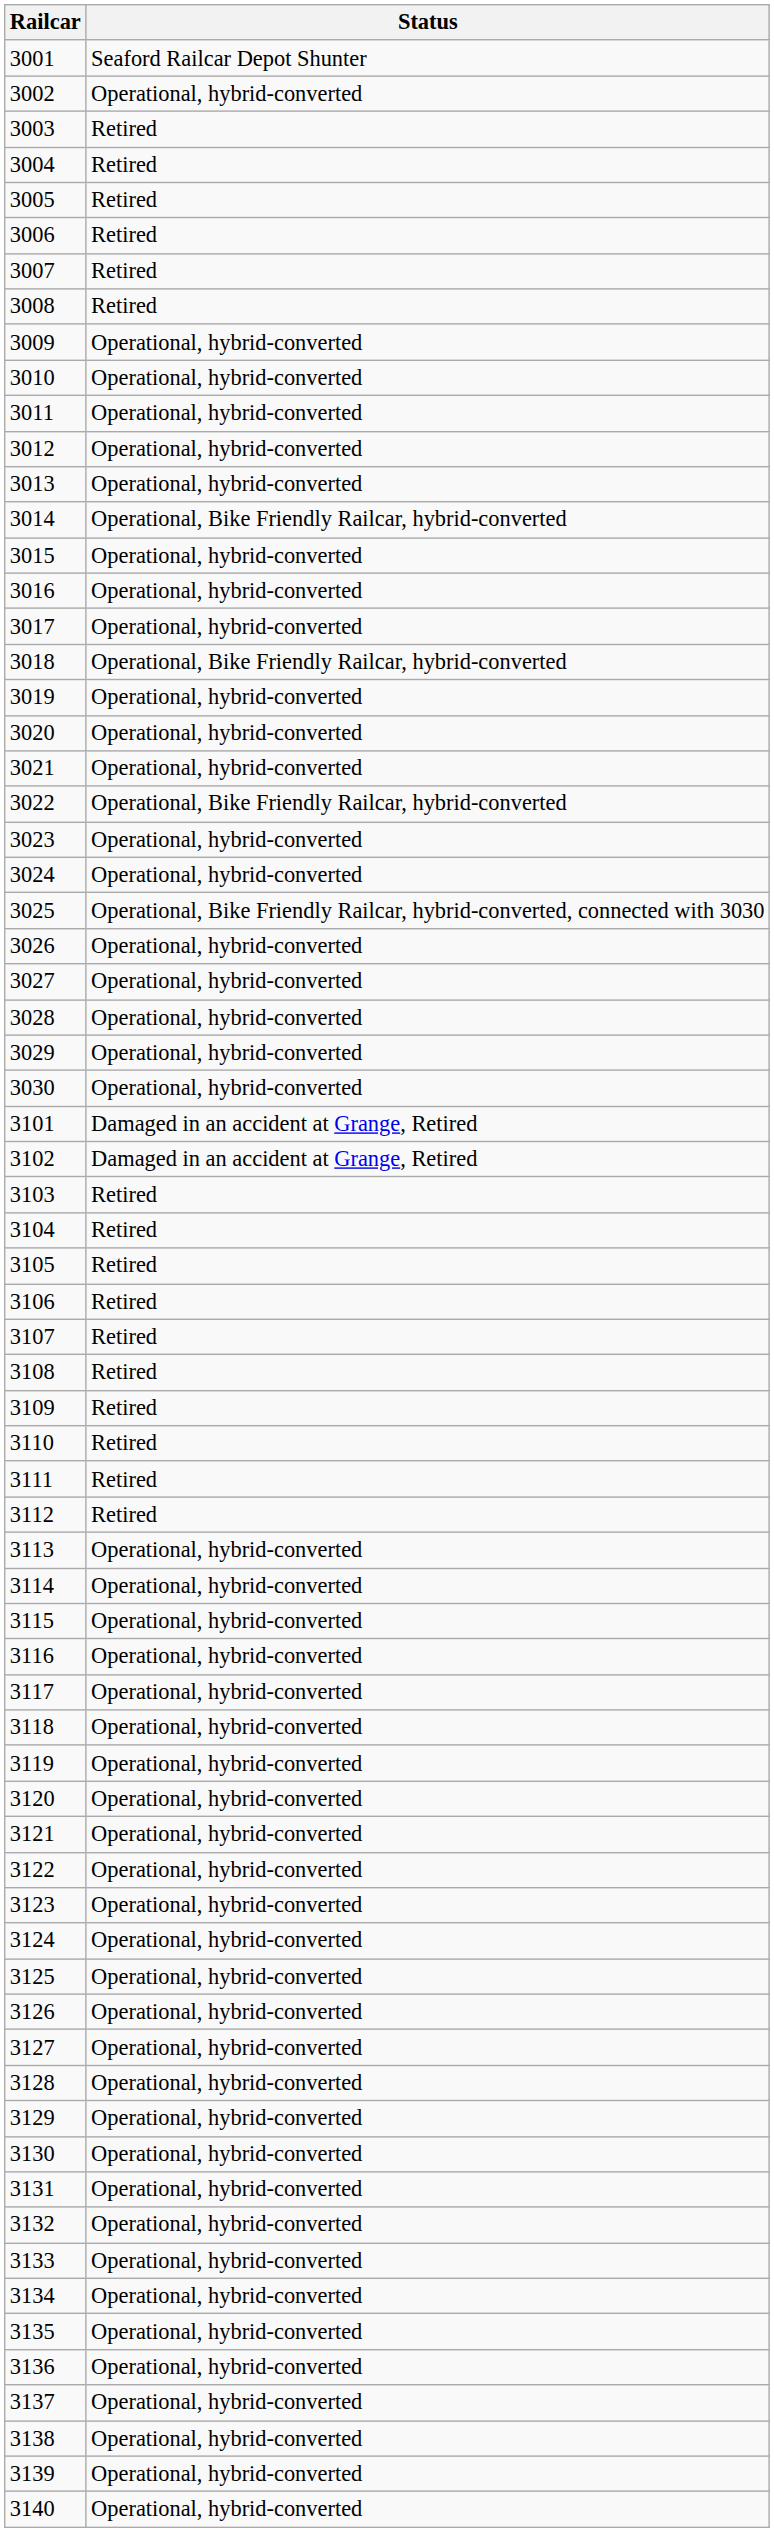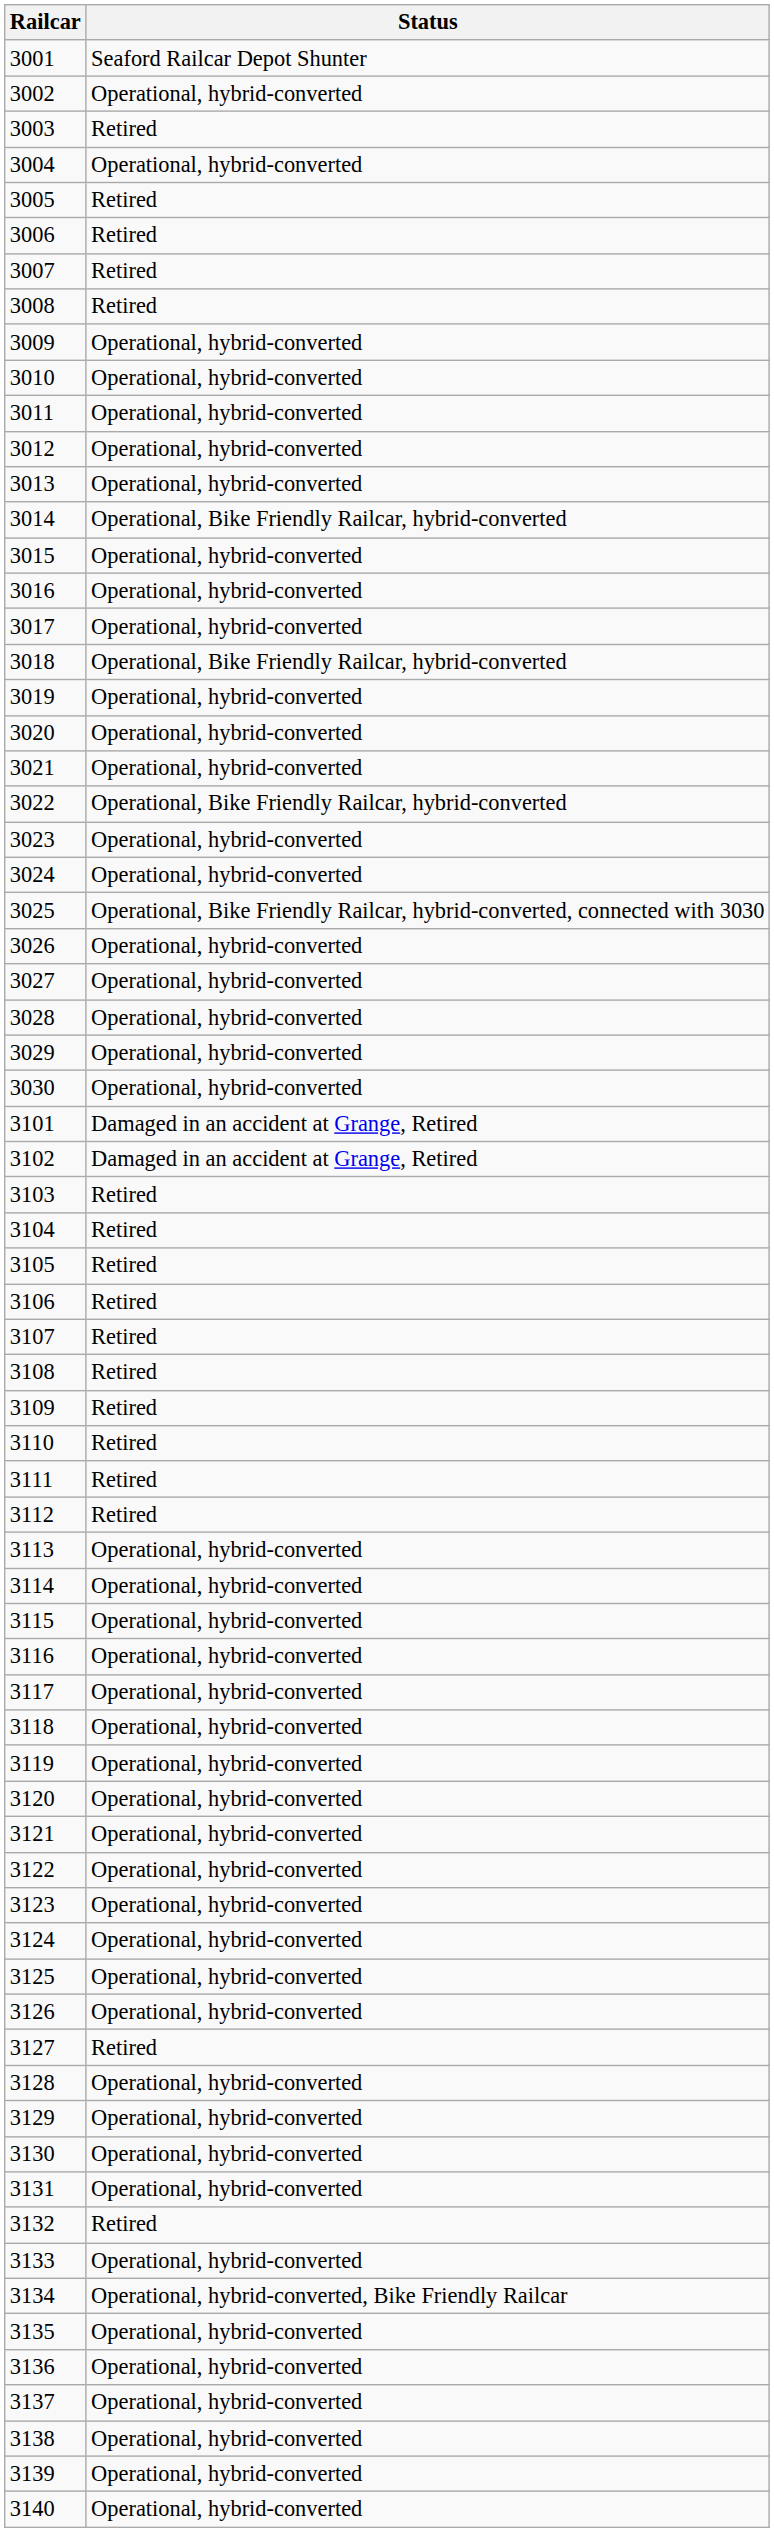(124, 164) Retired -> (227, 164) Operational, hybrid-converted
(227, 2047) Operational, hybrid-converted -> (124, 2047) Retired
(227, 2224) Operational, hybrid-converted -> (124, 2224) Retired
(227, 2295) Operational, hybrid-converted -> (329, 2295) Operational, hybrid-converted, Bike Friendly Railcar
